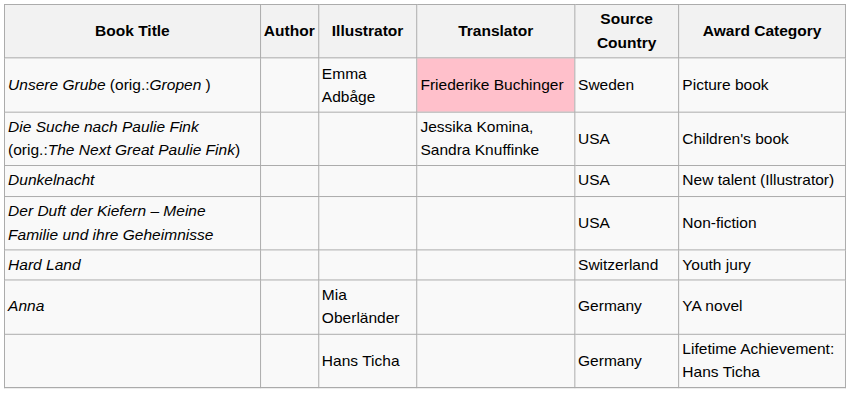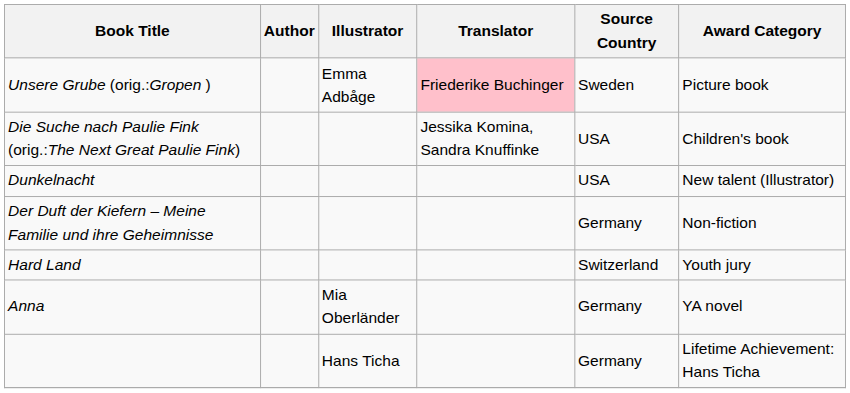(594, 222) USA -> (610, 222) Germany
